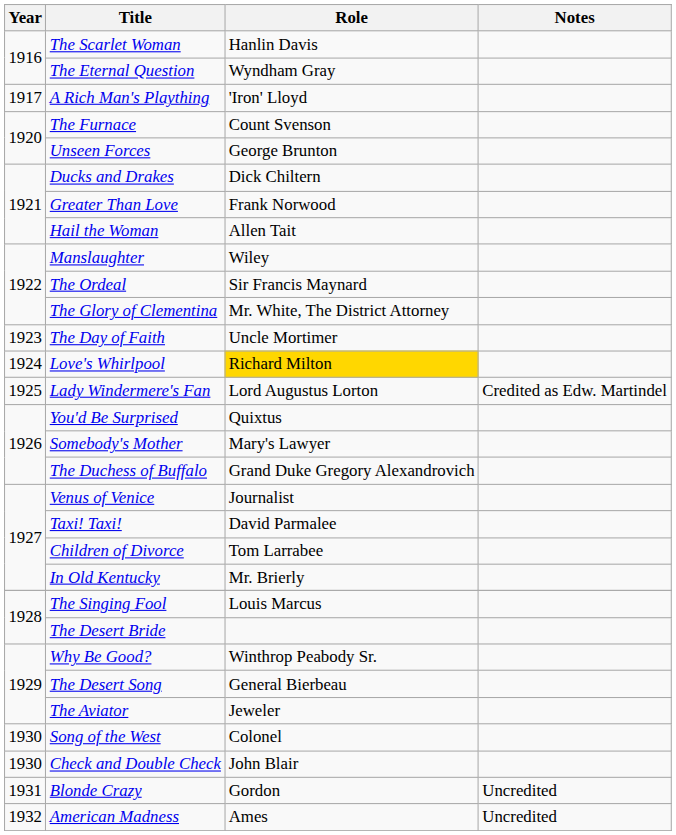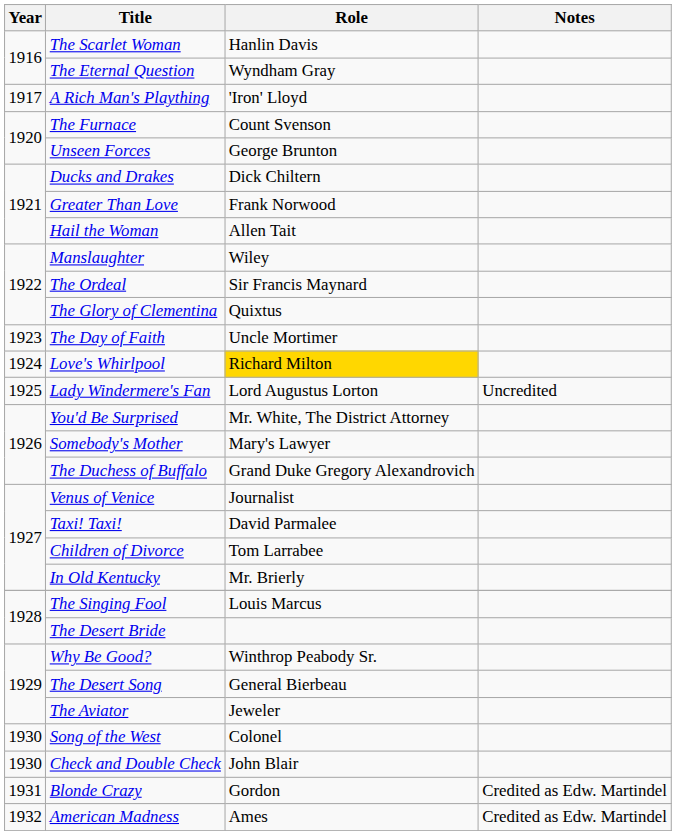(339, 310) Mr. White, The District Attorney -> (255, 310) Quixtus
(575, 390) Credited as Edw. Martindel -> (520, 390) Uncredited
(255, 417) Quixtus -> (339, 417) Mr. White, The District Attorney
(520, 790) Uncredited -> (575, 790) Credited as Edw. Martindel
(520, 817) Uncredited -> (575, 817) Credited as Edw. Martindel
